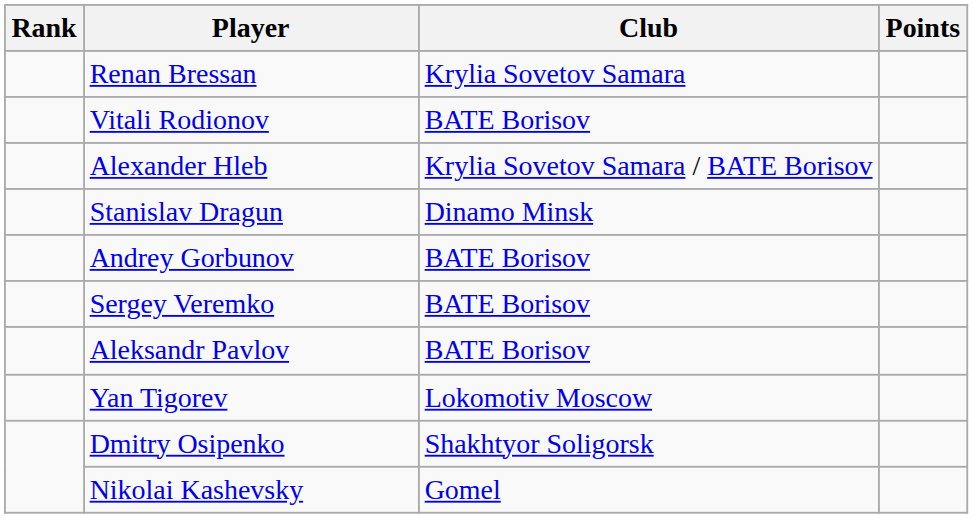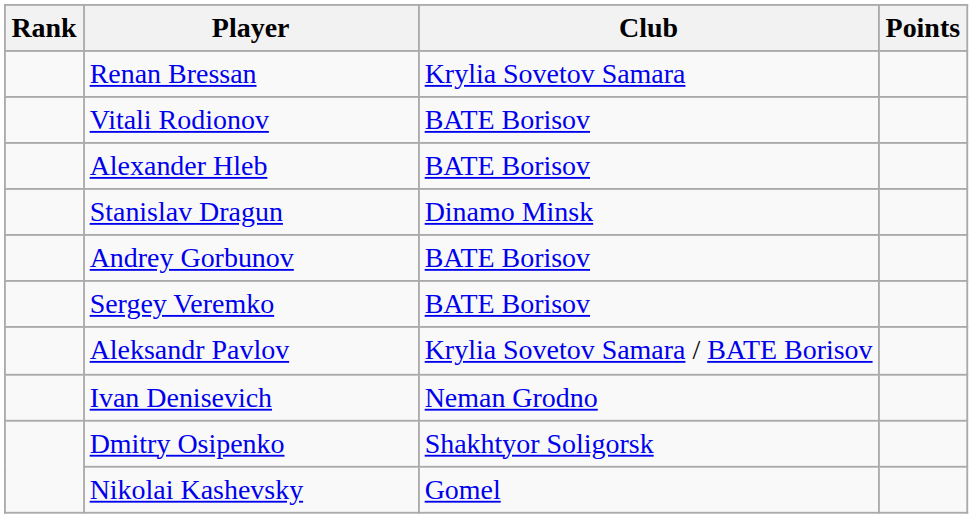(649, 166) Krylia Sovetov Samara / BATE Borisov -> (507, 166) BATE Borisov
(507, 350) BATE Borisov -> (649, 350) Krylia Sovetov Samara / BATE Borisov
- row: (159, 396)
+ row: (181, 396)
